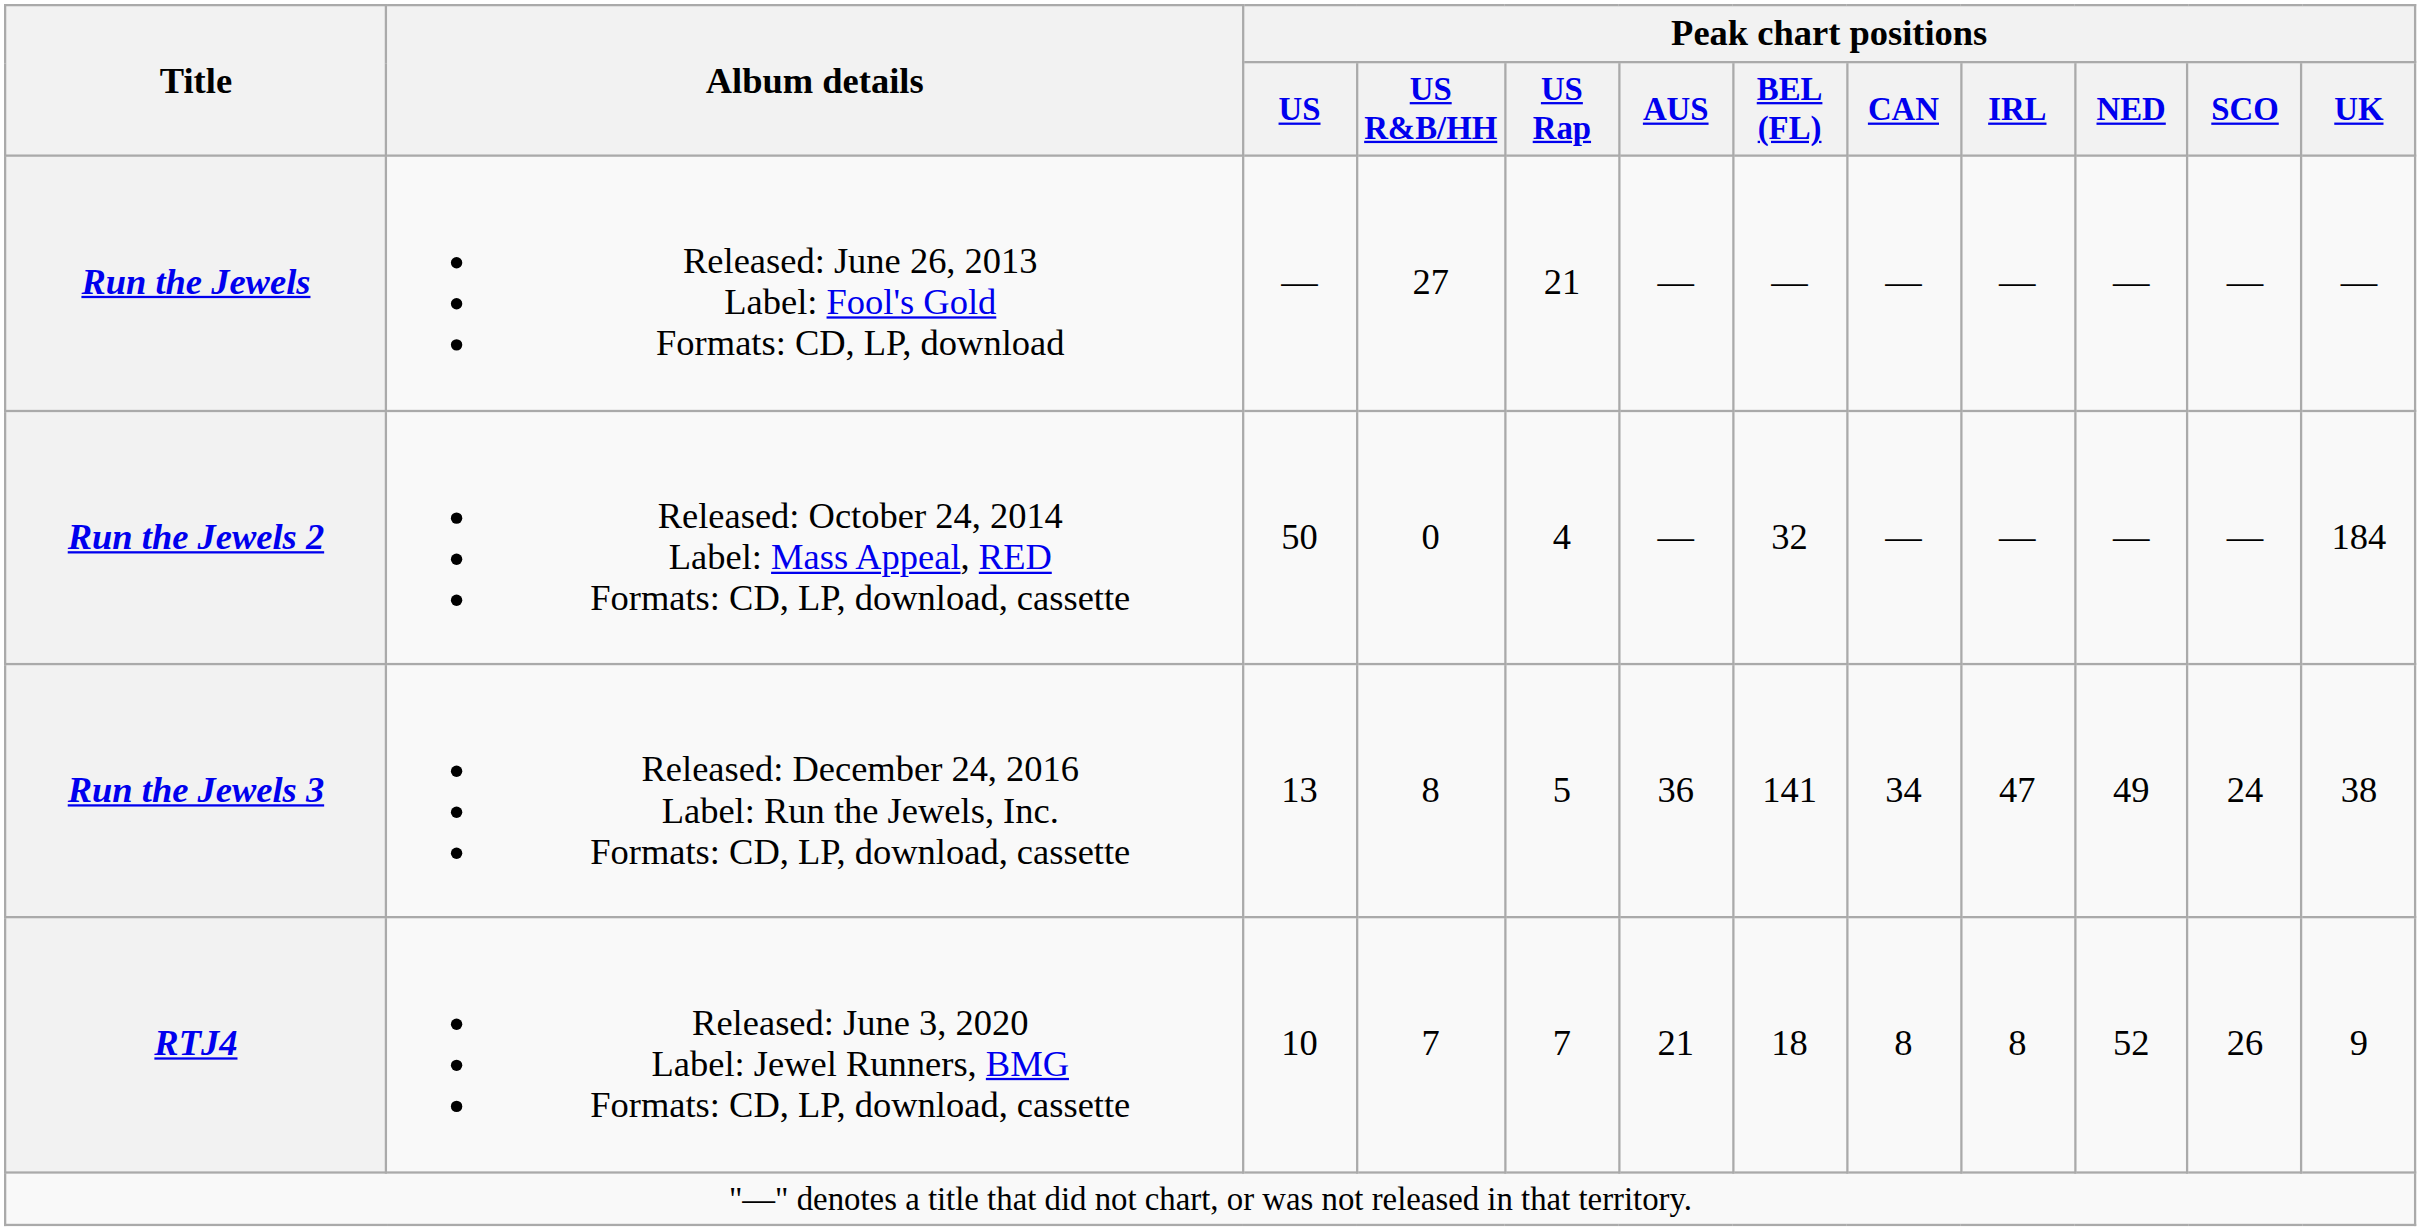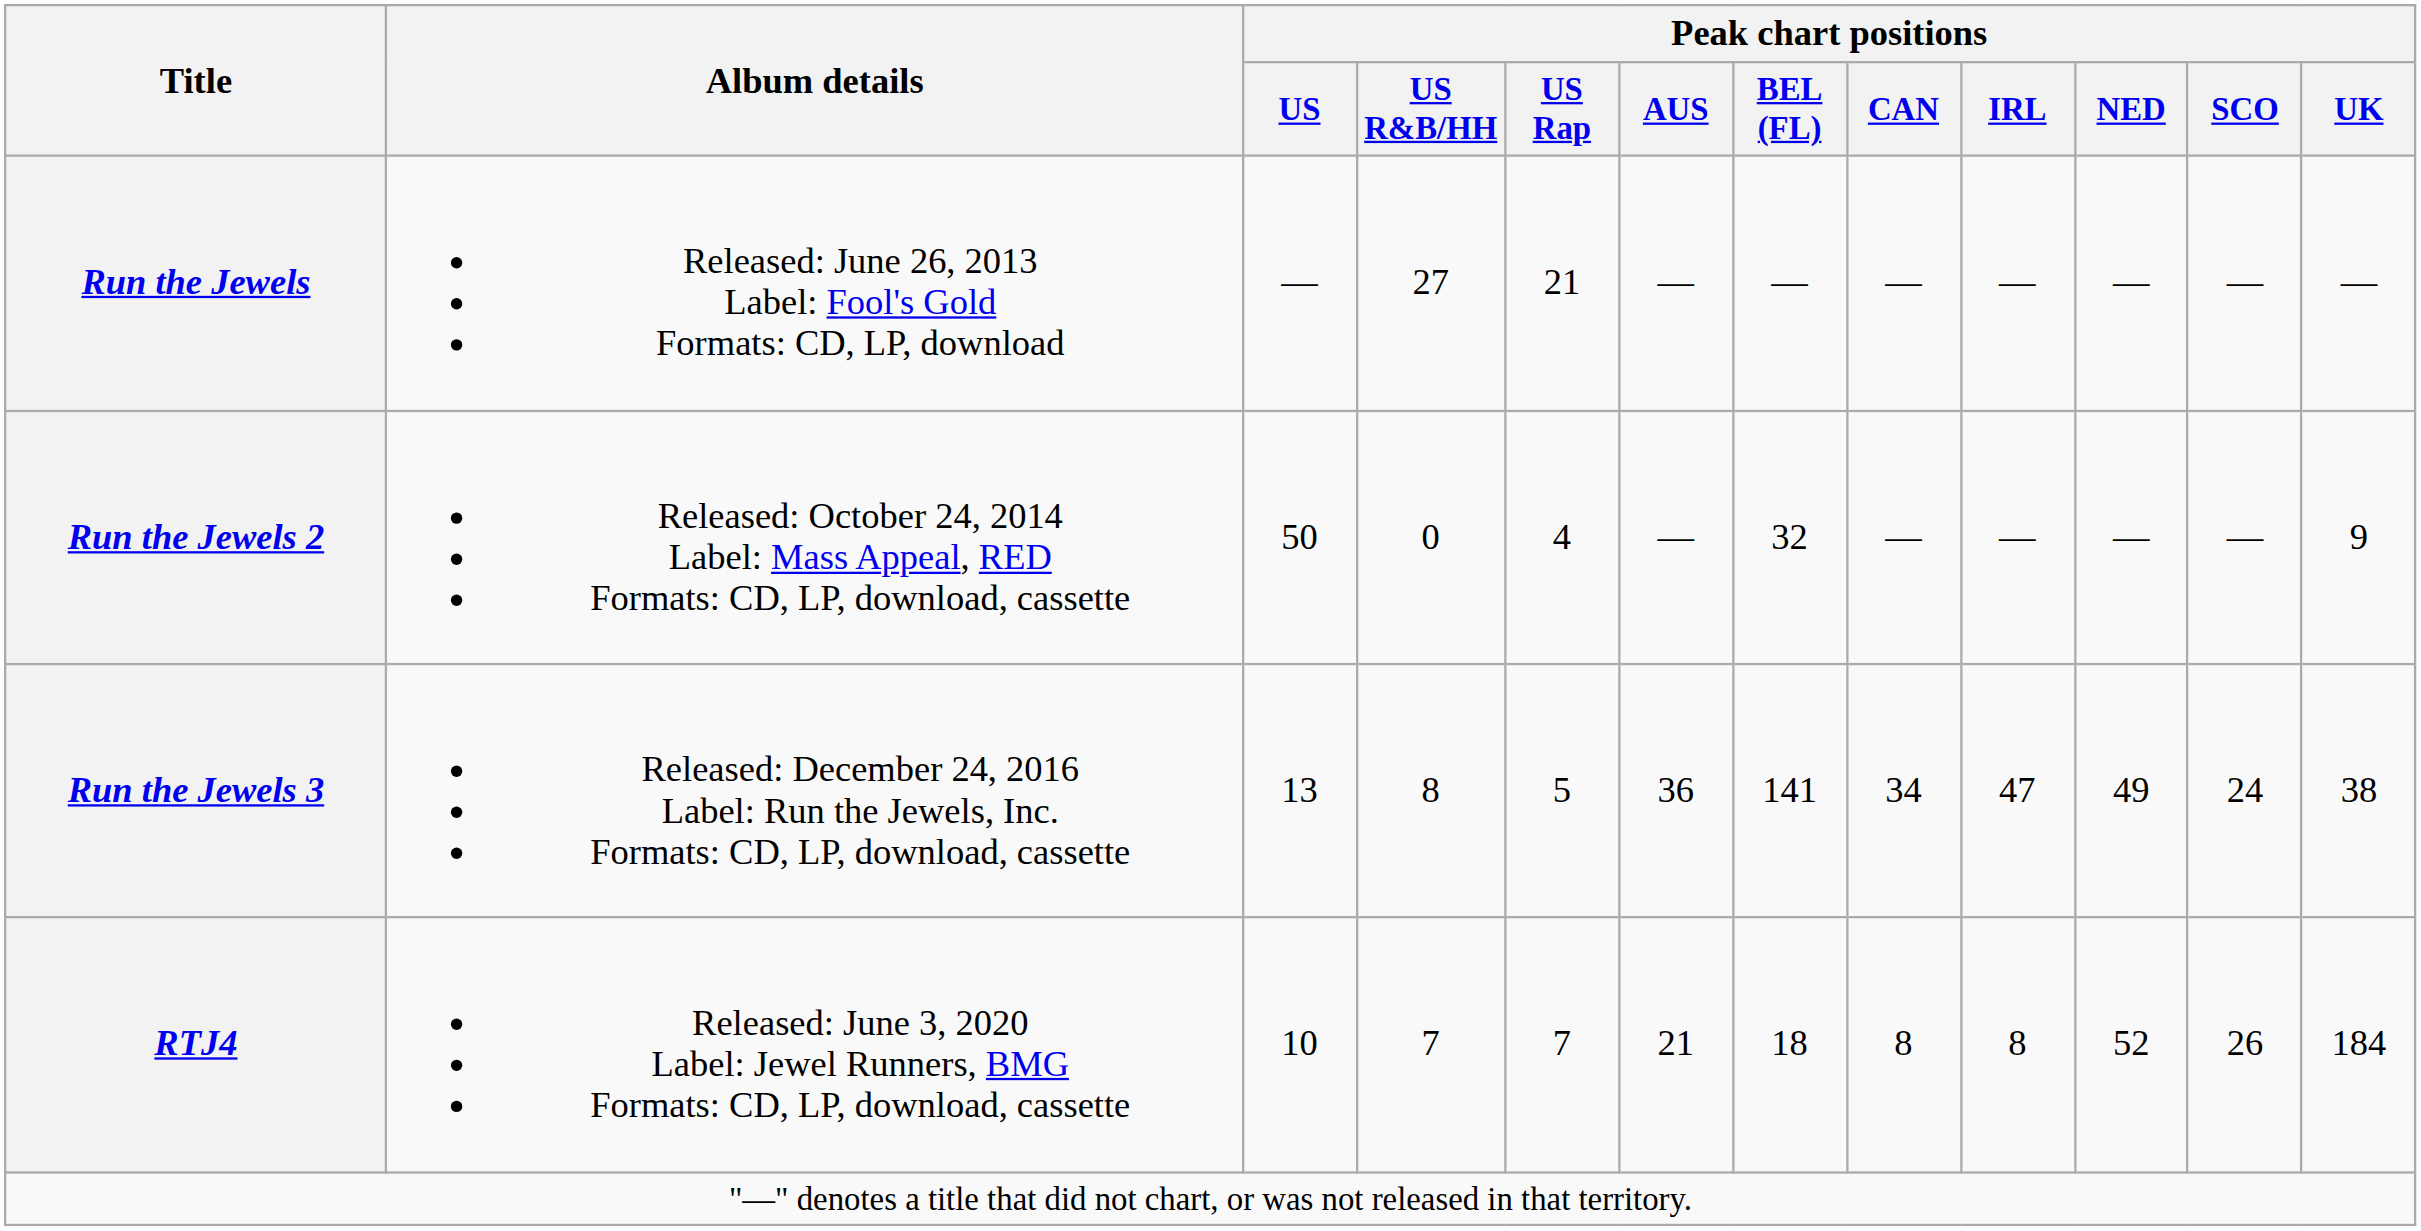(2359, 536) 184 -> (2359, 536) 9
(2359, 1044) 9 -> (2359, 1044) 184
